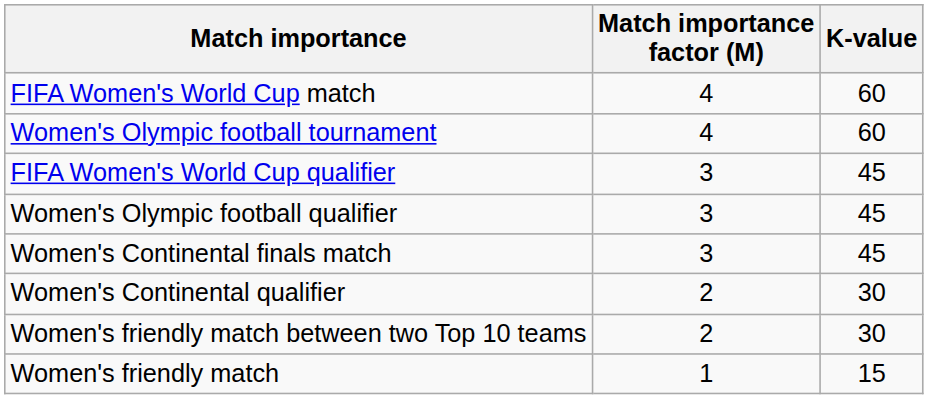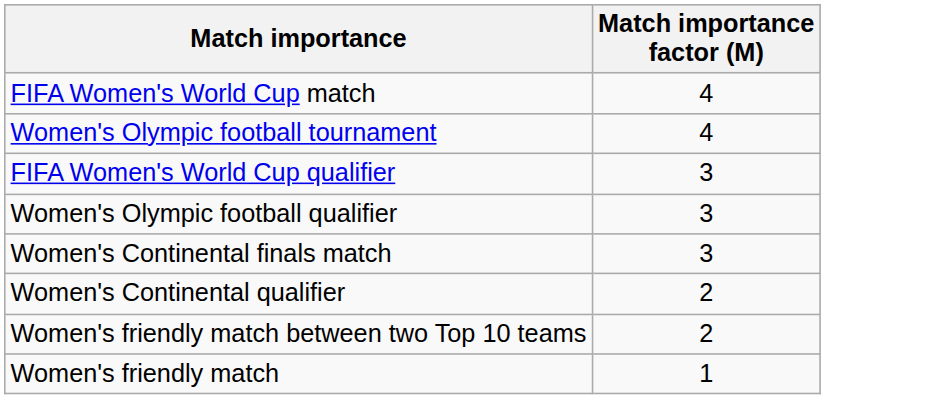- column: (872, 38)
